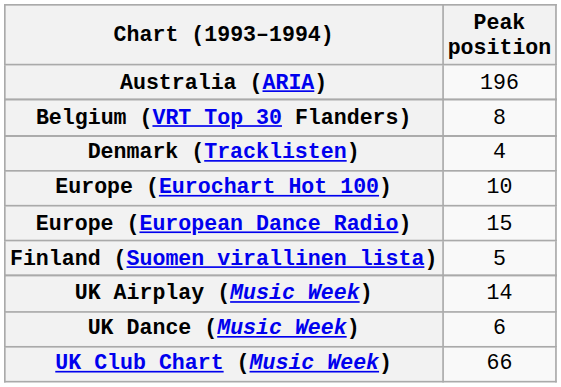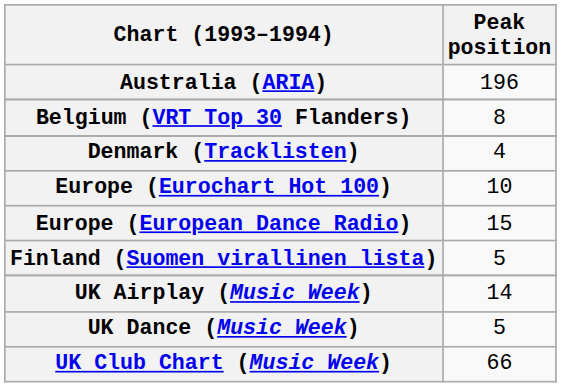(499, 329) 6 -> (499, 329) 5
